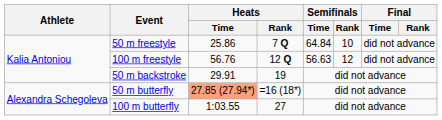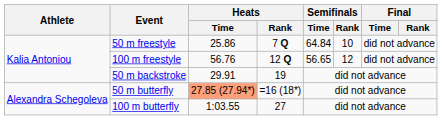(319, 60) 56.63 -> (319, 60) 56.65
